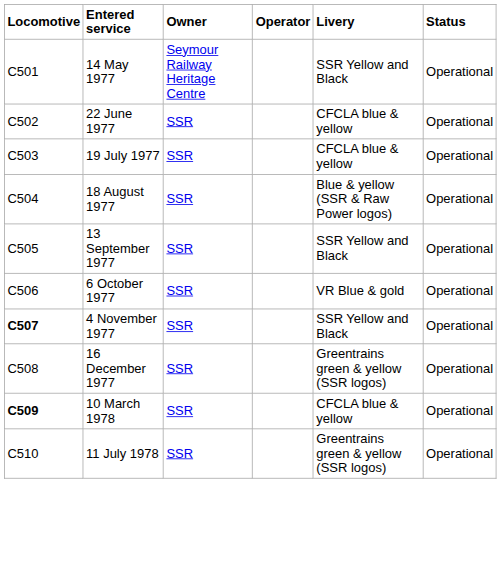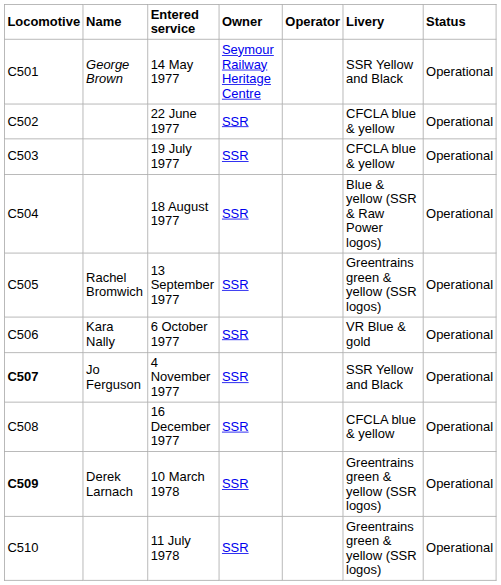+ column: (104, 22)
(362, 248) SSR Yellow and Black -> (381, 285) Greentrains green & yellow (SSR logos)
(359, 368) Greentrains green & yellow (SSR logos) -> (381, 427) CFCLA blue & yellow
(357, 411) CFCLA blue & yellow -> (381, 484) Greentrains green & yellow (SSR logos)
